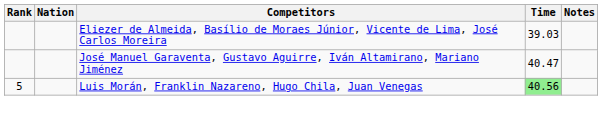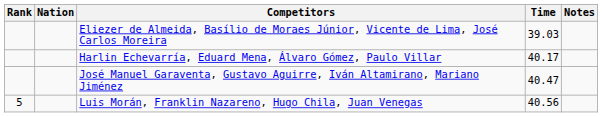+ row: (260, 58)
(543, 87) lightgreen background -> (543, 104) no background
